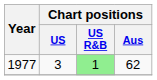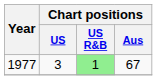(133, 64) 62 -> (133, 64) 67
